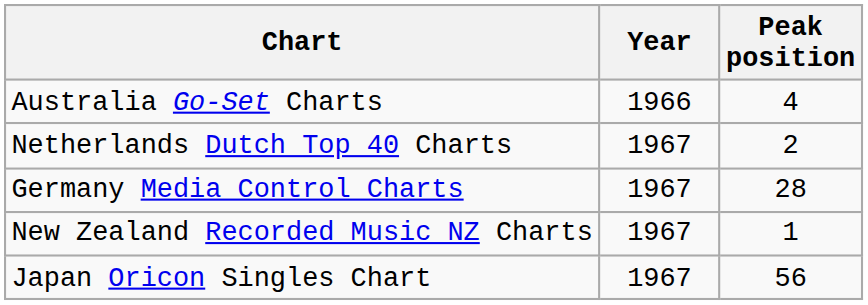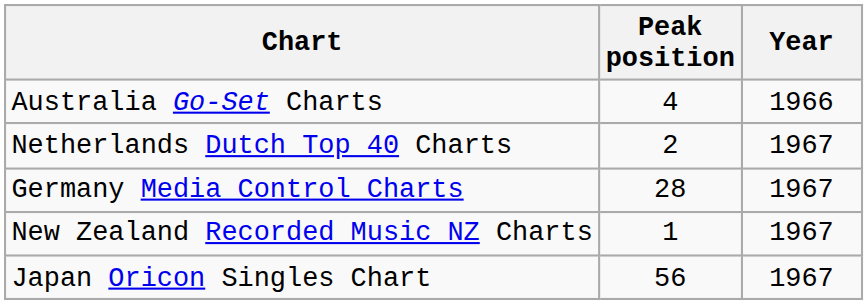columns swapped: (659, 42) <-> (791, 42)
